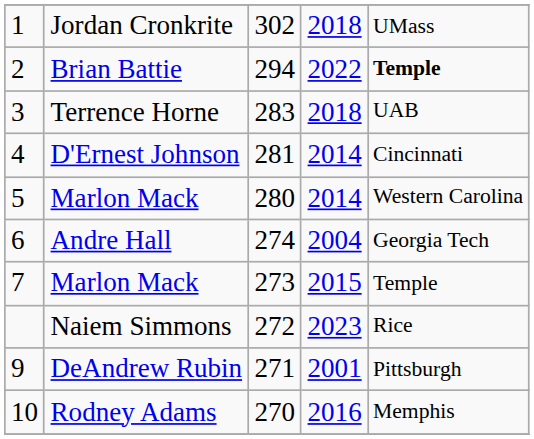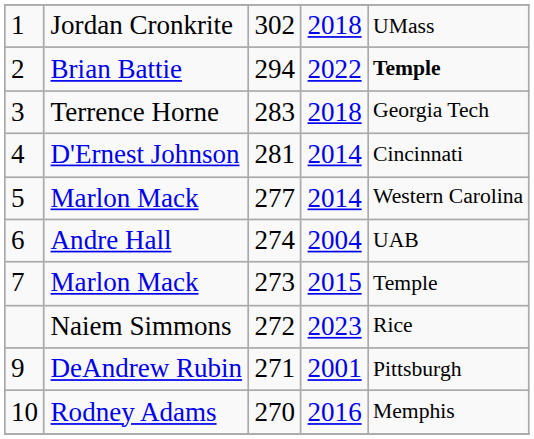(396, 111) UAB -> (431, 111) Georgia Tech
(275, 197) 280 -> (275, 197) 277
(431, 240) Georgia Tech -> (396, 240) UAB
